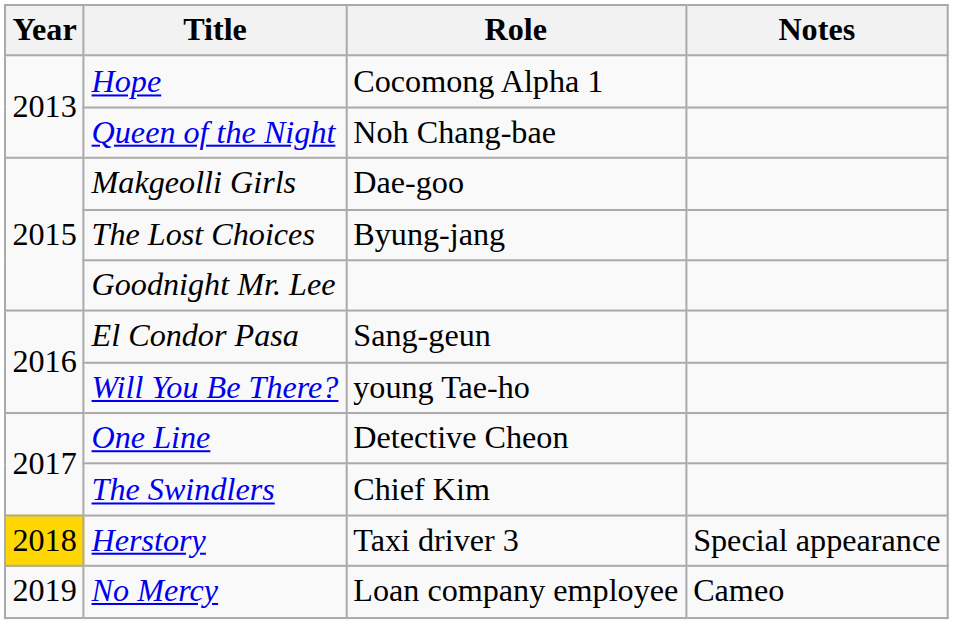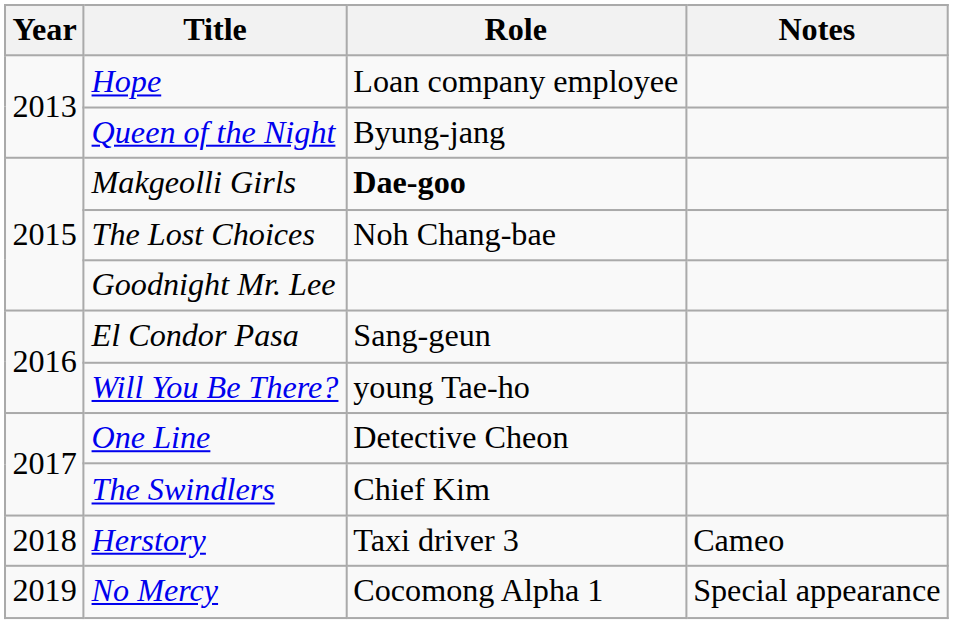(478, 81) Cocomong Alpha 1 -> (516, 81) Loan company employee
(455, 132) Noh Chang-bae -> (429, 132) Byung-jang
(409, 183) normal -> (410, 183) bold
(429, 234) Byung-jang -> (455, 234) Noh Chang-bae
(45, 540) gold background -> (45, 540) no background
(817, 540) Special appearance -> (739, 540) Cameo
(516, 591) Loan company employee -> (478, 591) Cocomong Alpha 1
(739, 591) Cameo -> (817, 591) Special appearance
